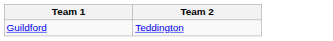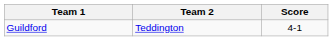+ column: (295, 12)
